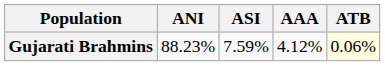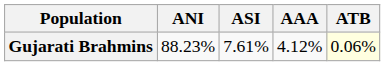(246, 46) 7.59% -> (246, 46) 7.61%
